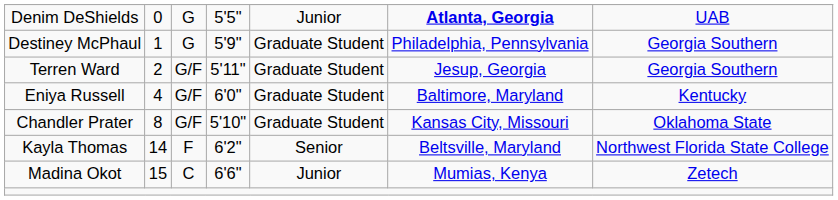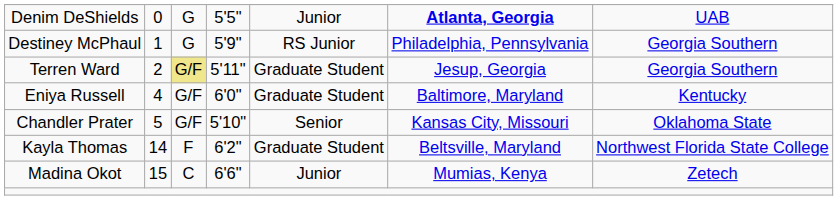(319, 43) Graduate Student -> (319, 43) RS Junior
(188, 69) no background -> (188, 69) khaki background
(158, 122) 8 -> (158, 122) 5
(319, 122) Graduate Student -> (319, 122) Senior
(319, 148) Senior -> (319, 148) Graduate Student
